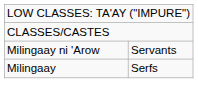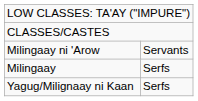+ row: (70, 86)
